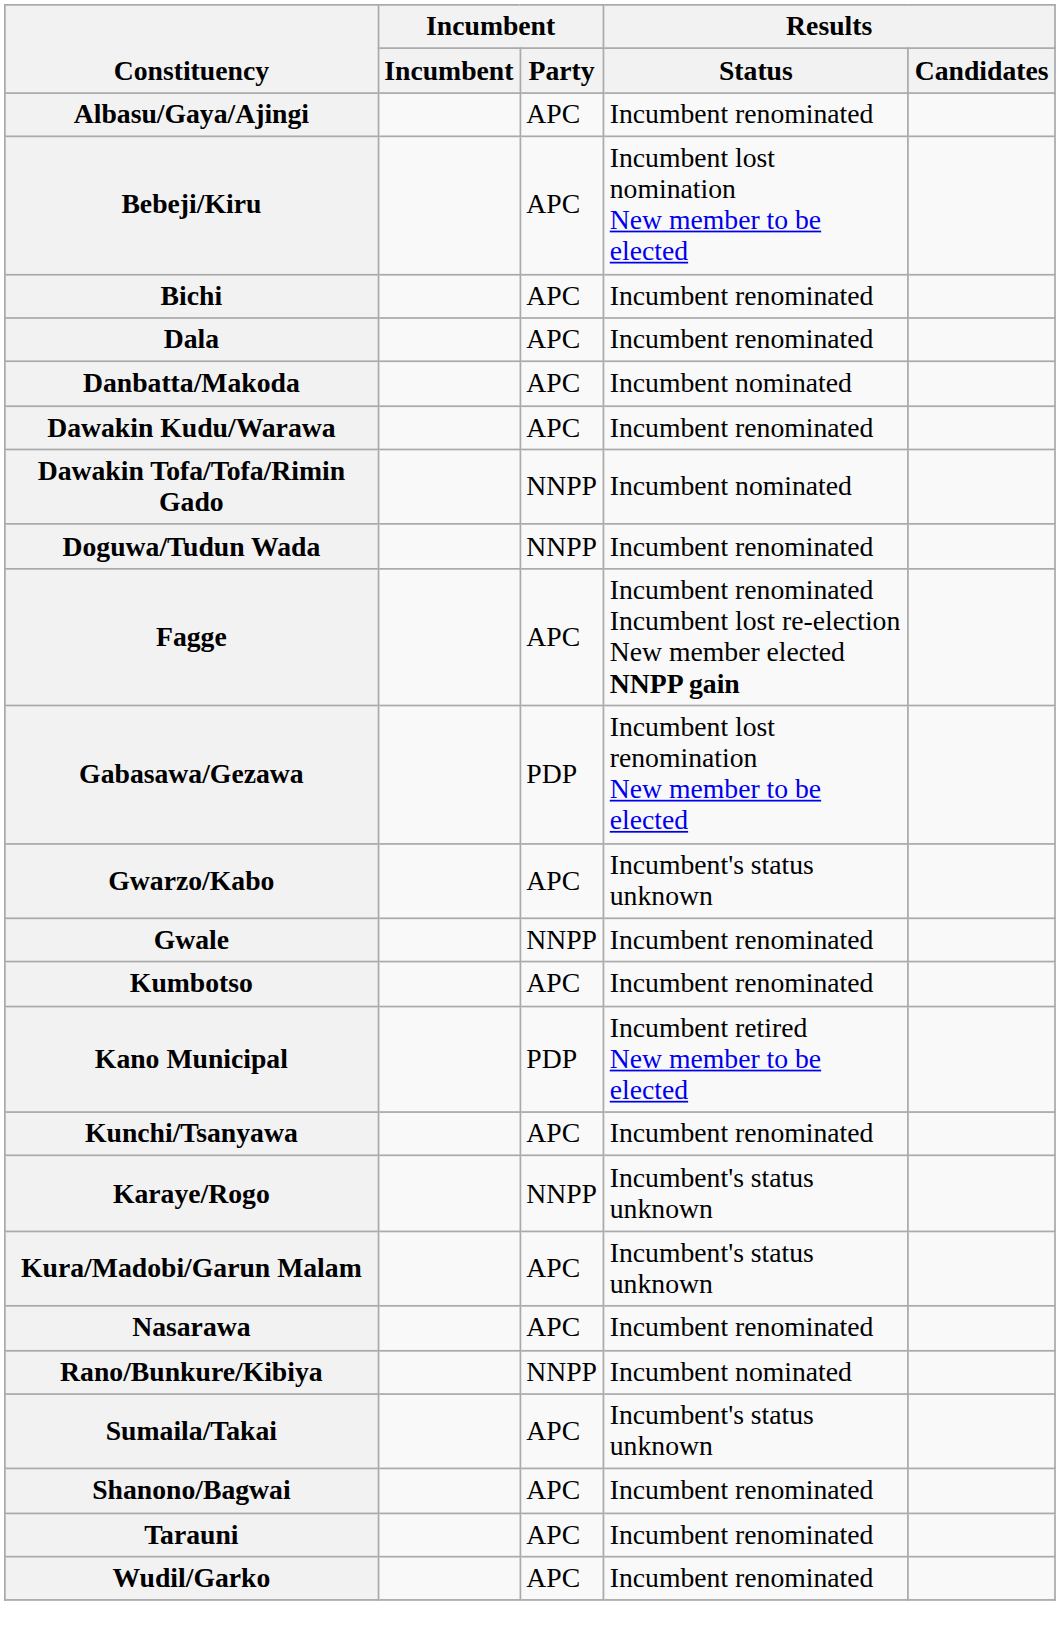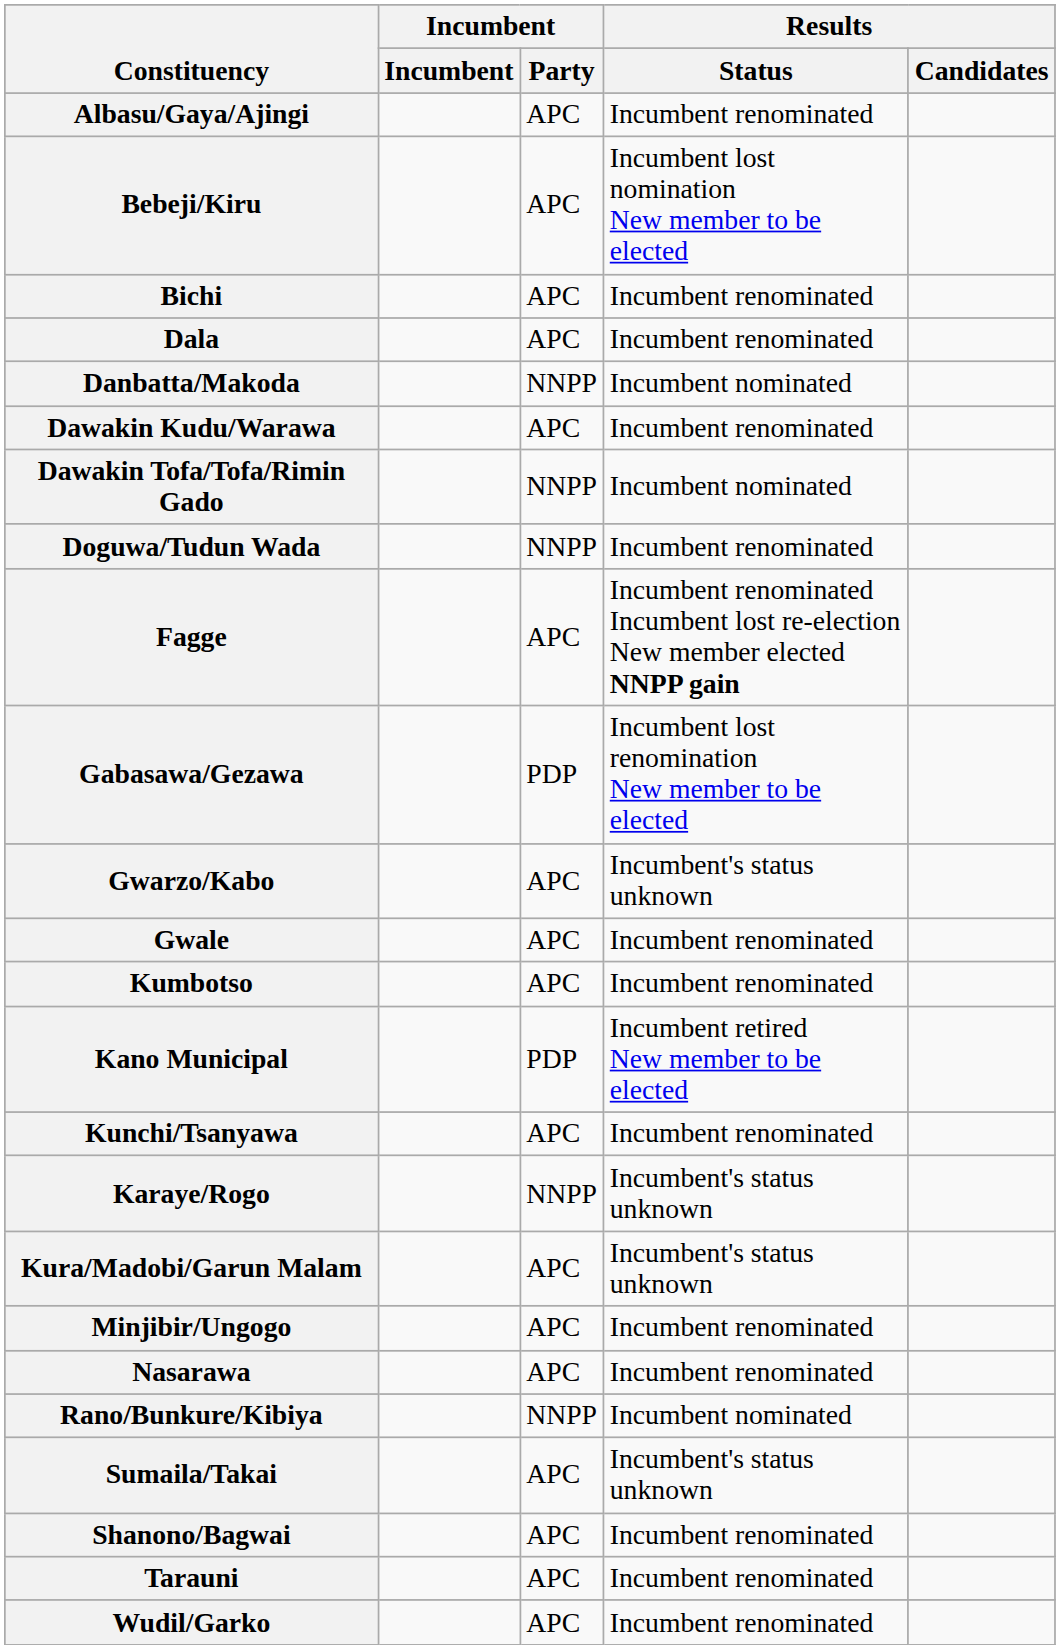(553, 383) APC -> (562, 383) NNPP
(562, 939) NNPP -> (553, 939) APC
+ row: (191, 1327)
